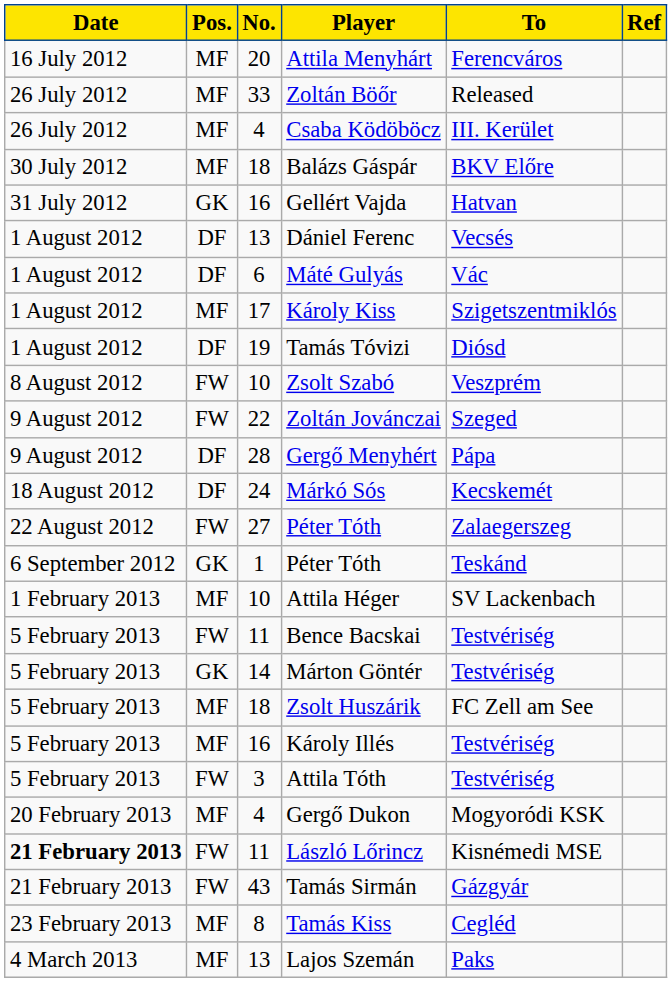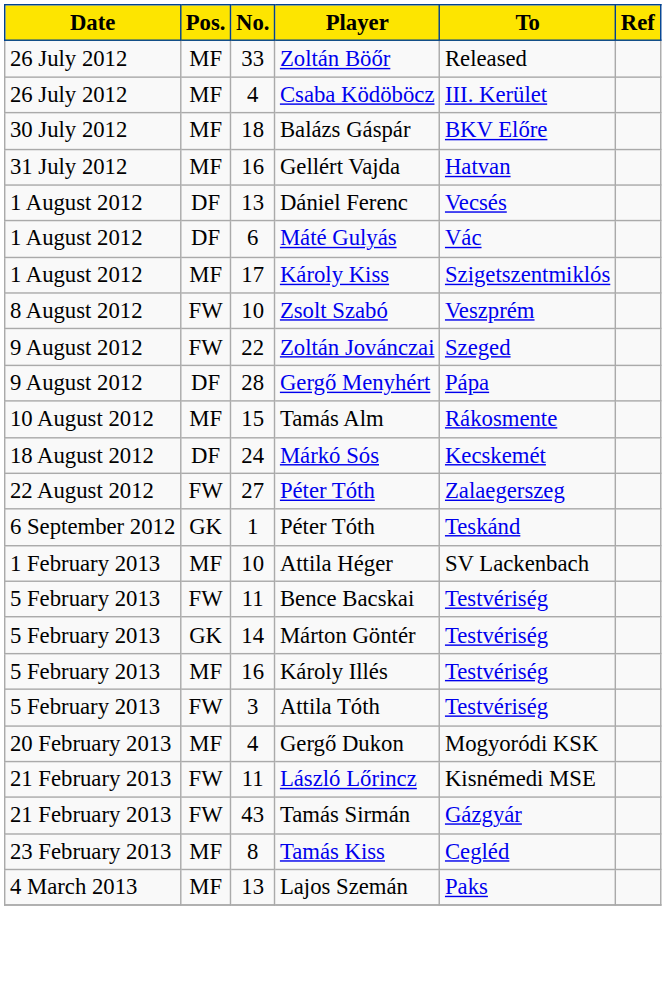- row: (259, 58)
(212, 202) GK -> (206, 166) MF
- row: (259, 346)
+ row: (253, 418)
- row: (259, 707)
(96, 851) bold -> (91, 779) normal
